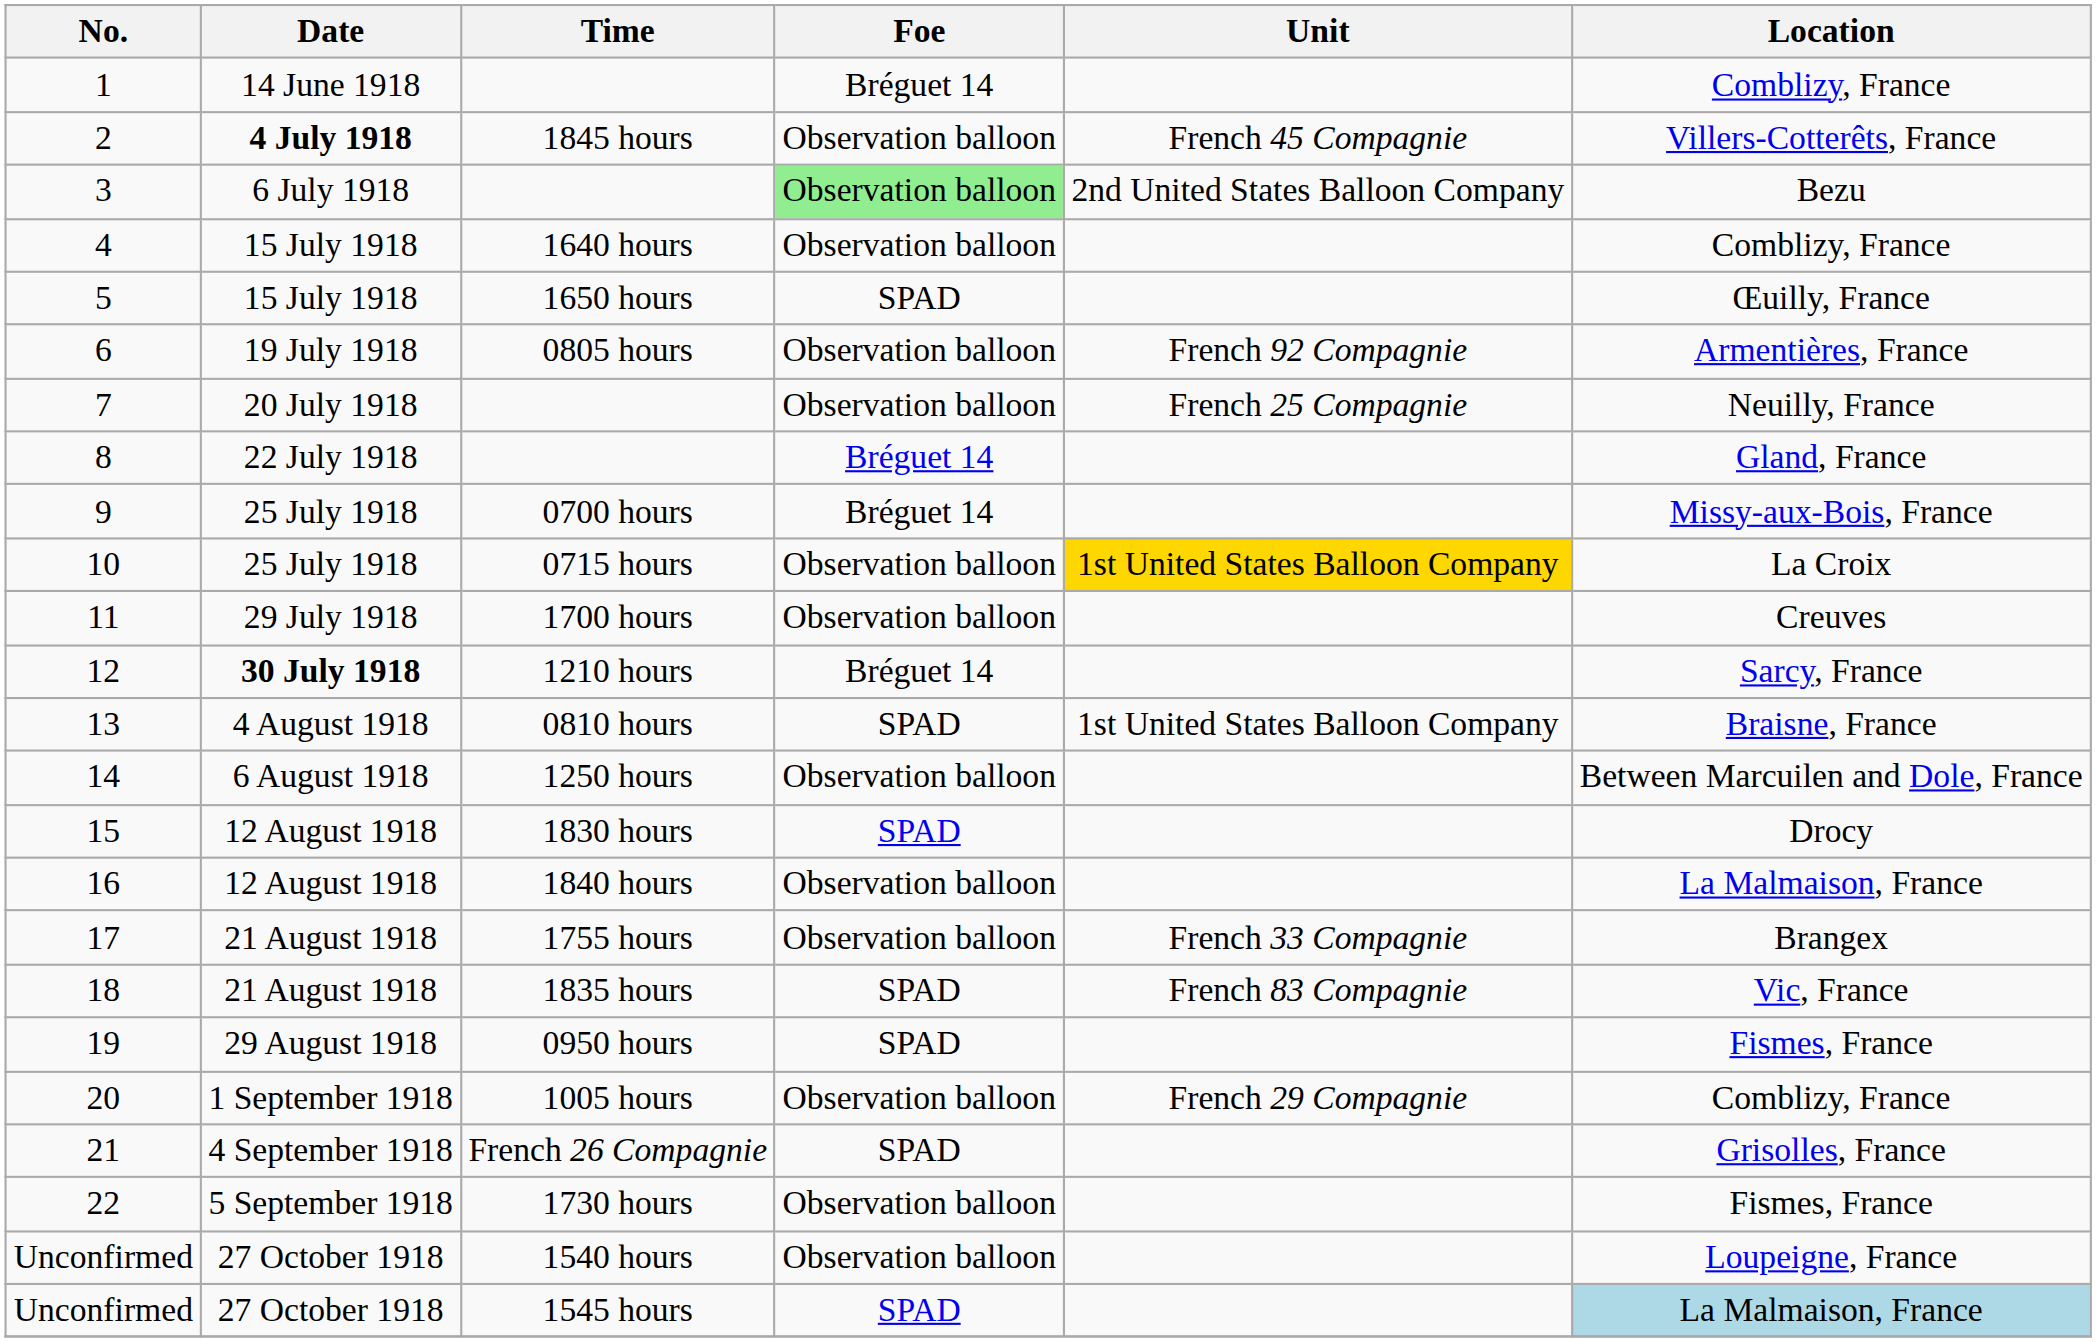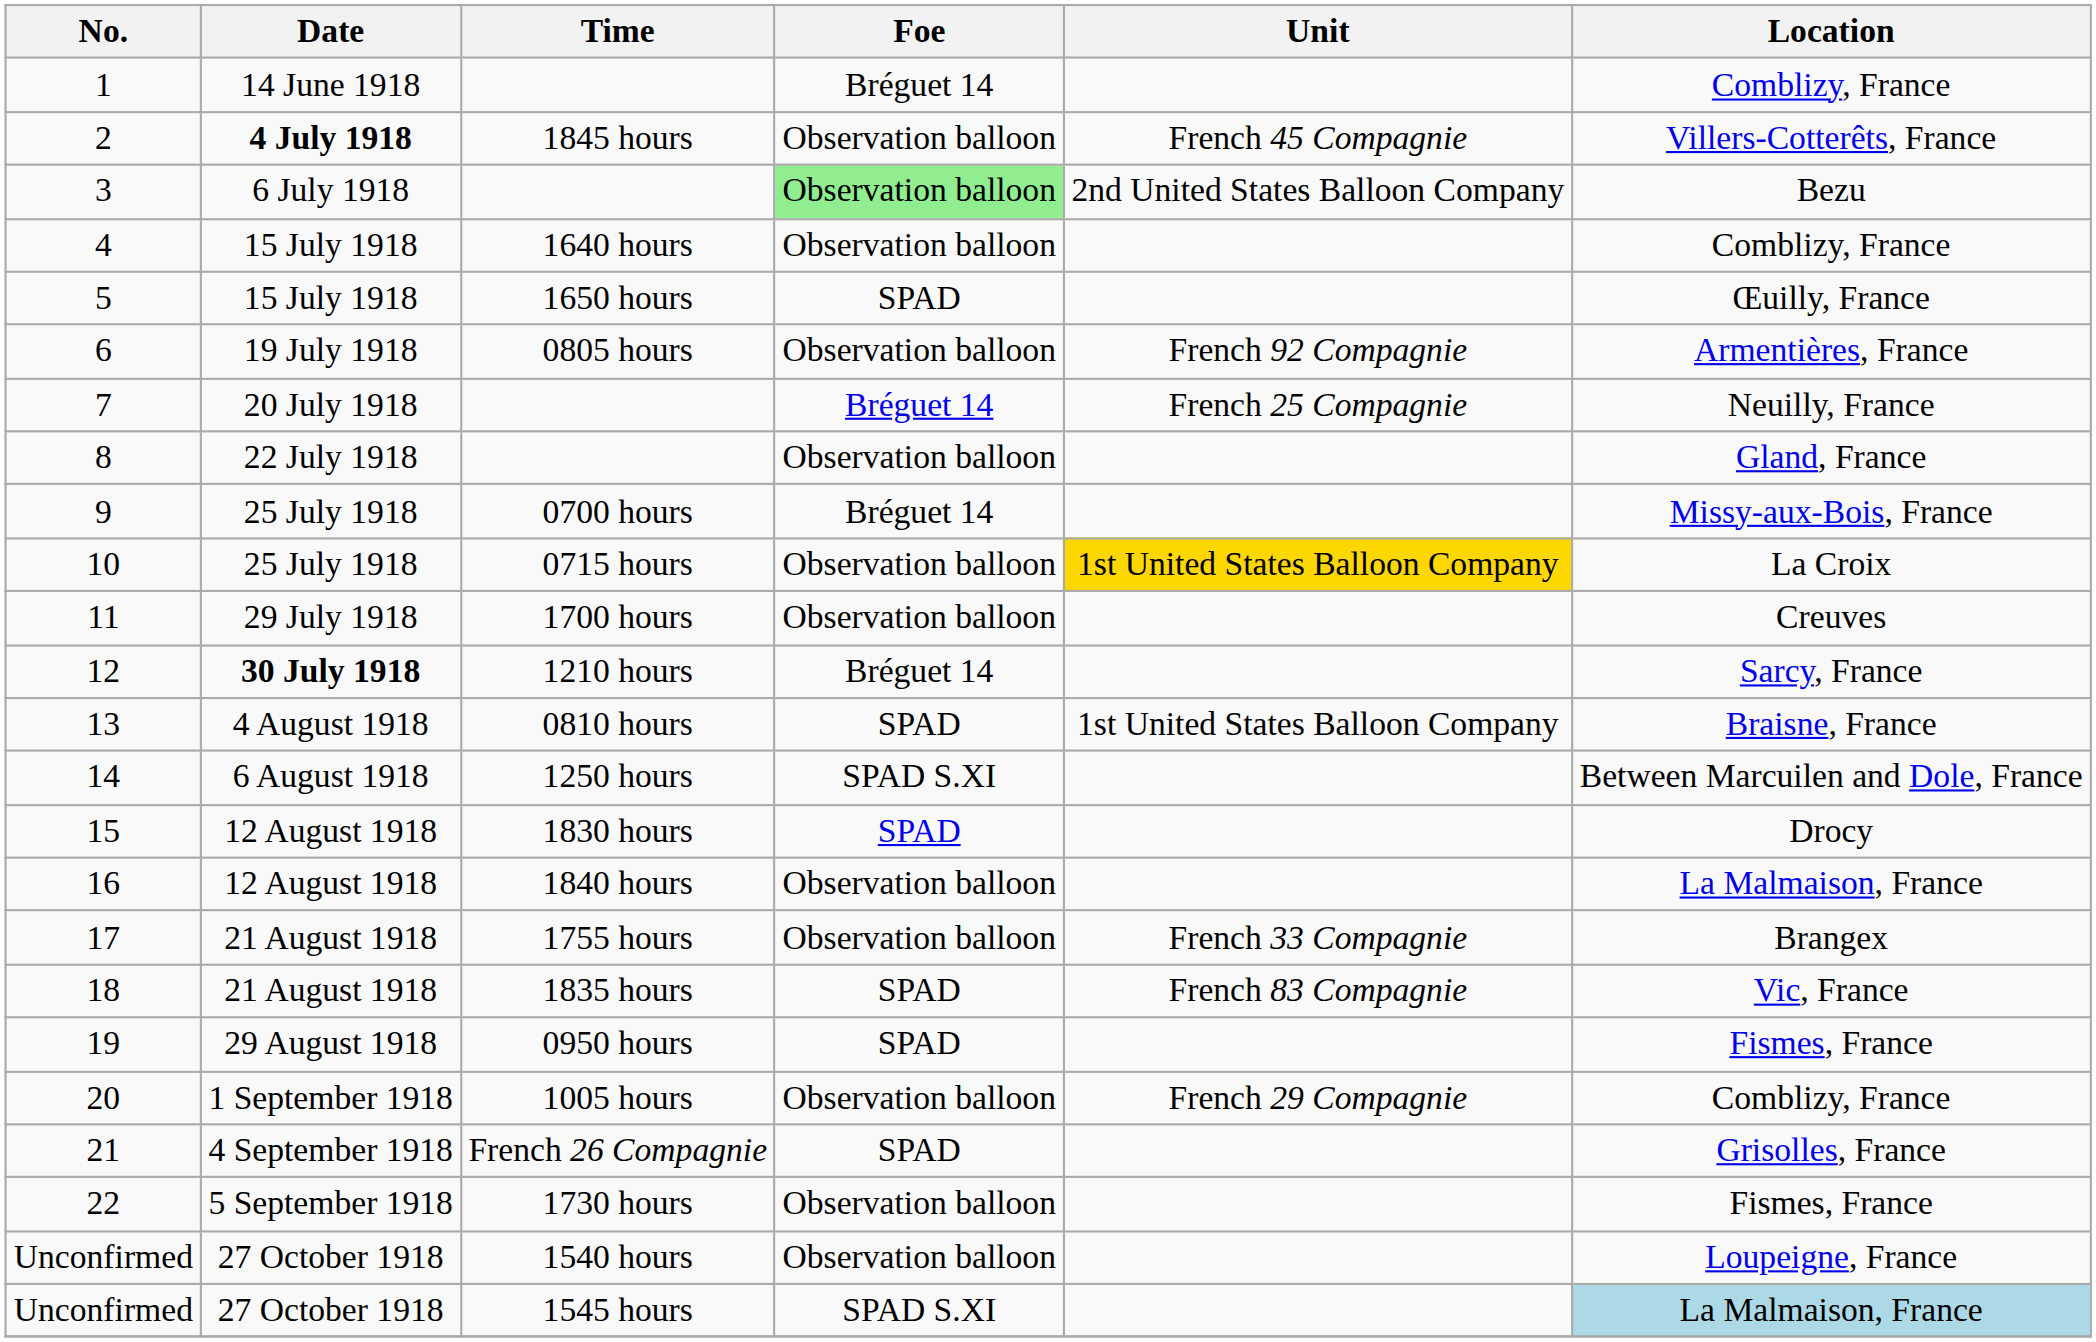(919, 404) Observation balloon -> (919, 404) Bréguet 14
(919, 457) Bréguet 14 -> (919, 457) Observation balloon
(919, 777) Observation balloon -> (919, 777) SPAD S.XI
(919, 1310) SPAD -> (919, 1310) SPAD S.XI
